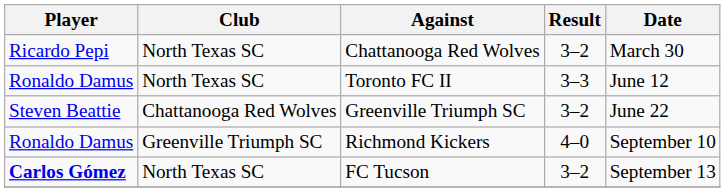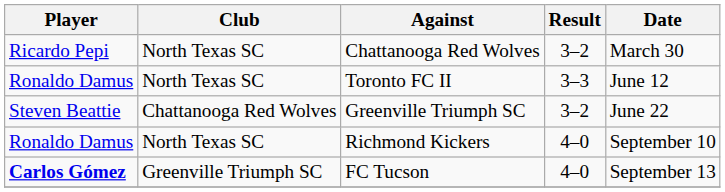(232, 141) Greenville Triumph SC -> (203, 141) North Texas SC
(203, 171) North Texas SC -> (232, 171) Greenville Triumph SC
(575, 171) 3–2 -> (575, 171) 4–0
